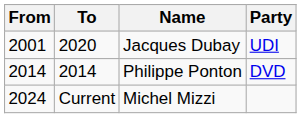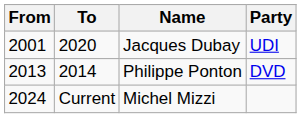(27, 71) 2014 -> (27, 71) 2013
